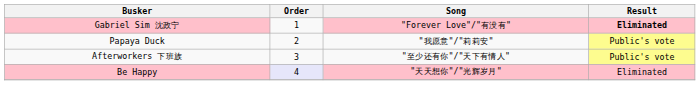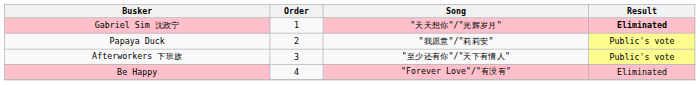(456, 25) "Forever Love"/"有没有" -> (456, 25) "天天想你"/"光辉岁月"
(297, 72) lavender background -> (297, 72) no background
(456, 72) "天天想你"/"光辉岁月" -> (456, 72) "Forever Love"/"有没有"
